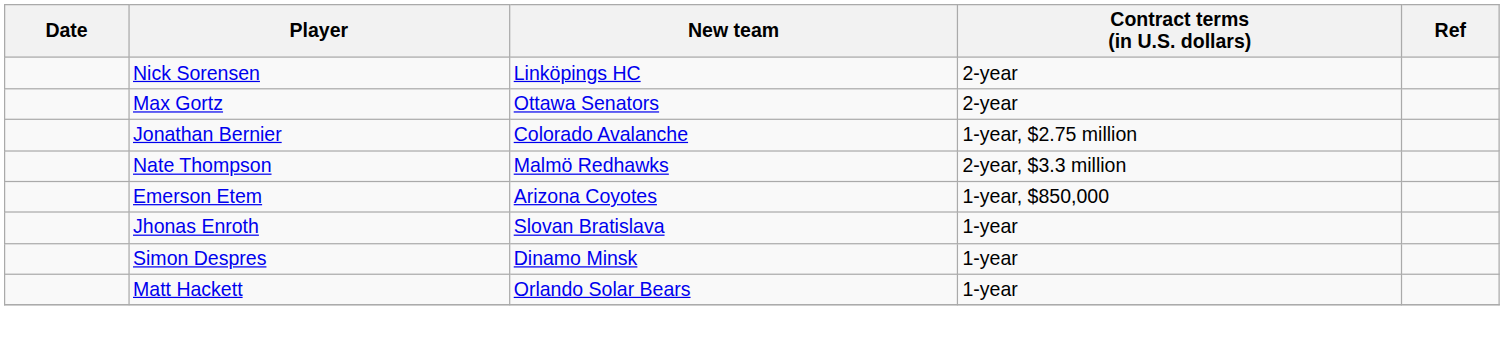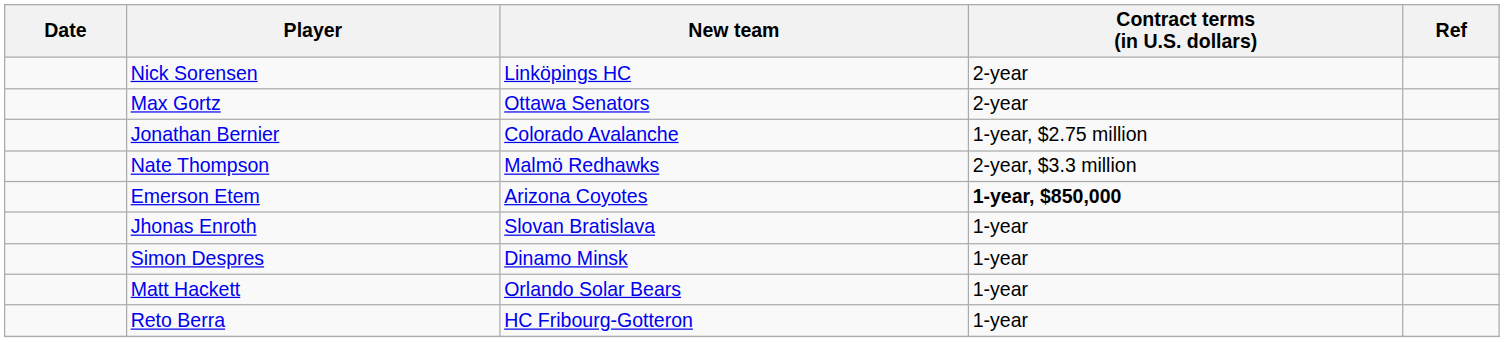(1036, 196) normal -> (1047, 196) bold
+ row: (178, 320)
